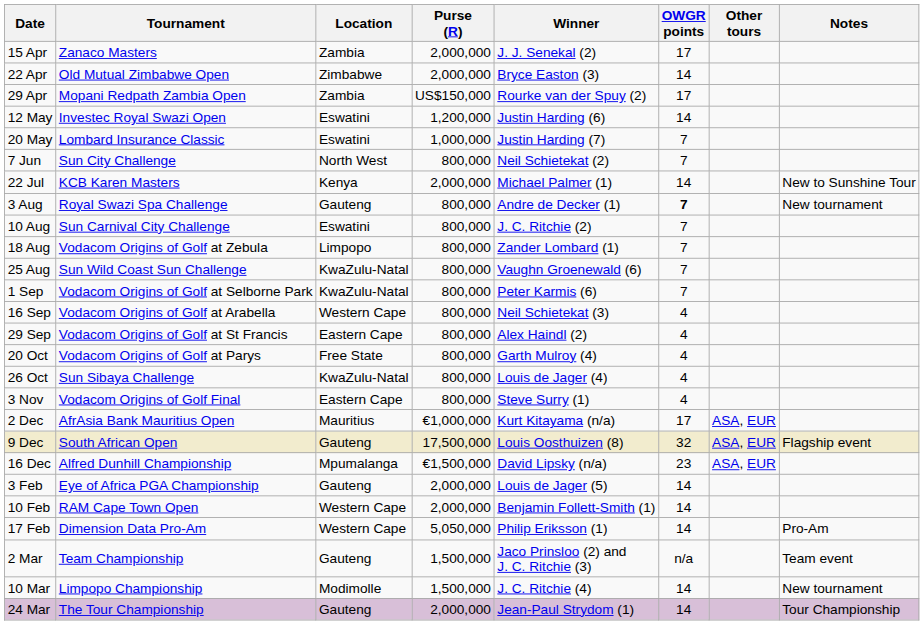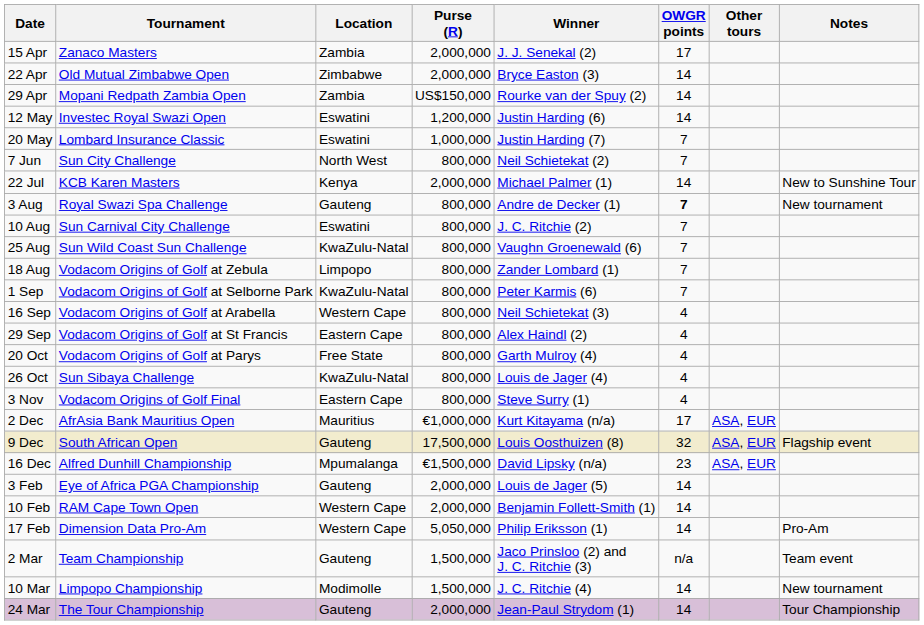(684, 96) 17 -> (684, 96) 14
rows swapped: (29, 247) <-> (29, 269)
